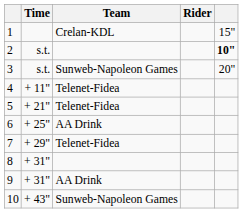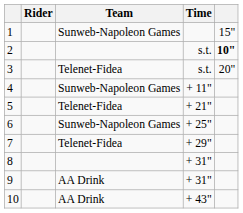columns swapped: (197, 13) <-> (37, 13)
(85, 32) Crelan-KDL -> (119, 32) Sunweb-Napoleon Games
(117, 69) Sunweb-Napoleon Games -> (90, 69) Telenet-Fidea
(87, 87) Telenet-Fidea -> (119, 87) Sunweb-Napoleon Games
(79, 124) AA Drink -> (119, 124) Sunweb-Napoleon Games
(117, 198) Sunweb-Napoleon Games -> (81, 198) AA Drink
